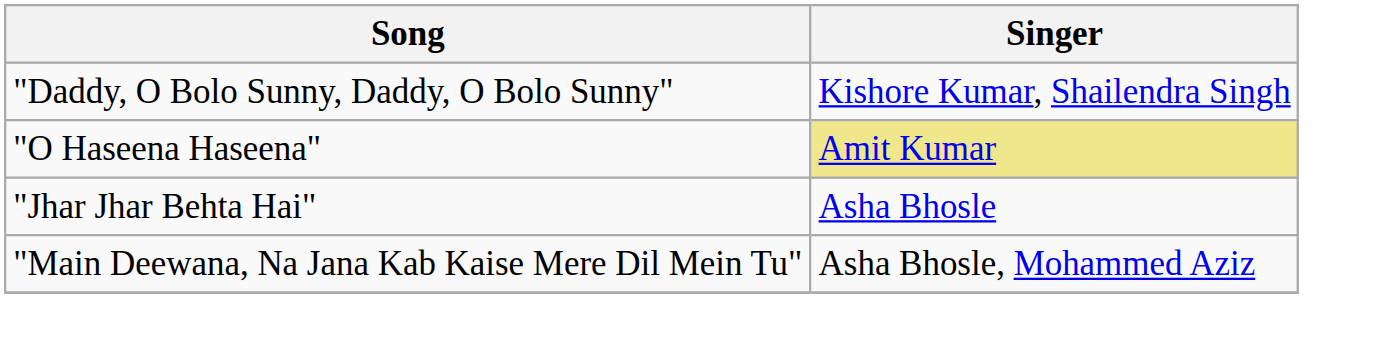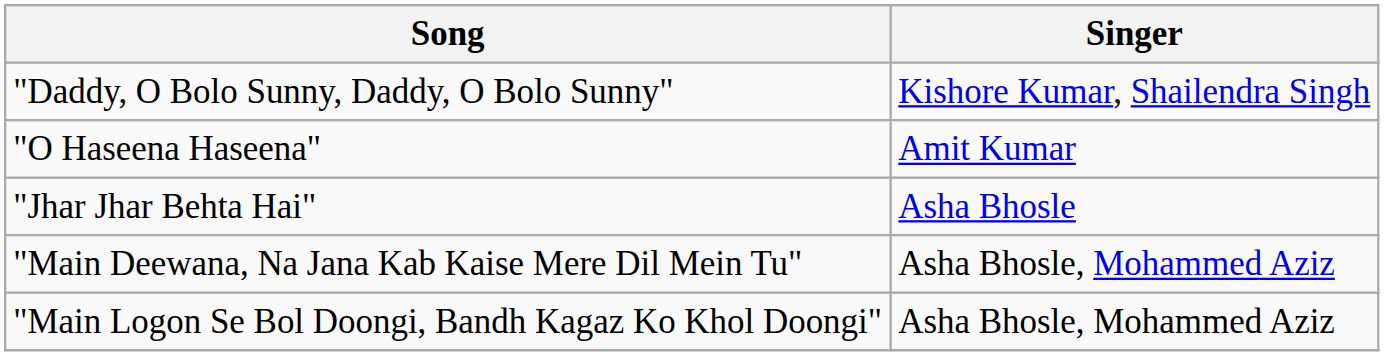(907, 148) khaki background -> (987, 148) no background
+ row: (448, 321)
